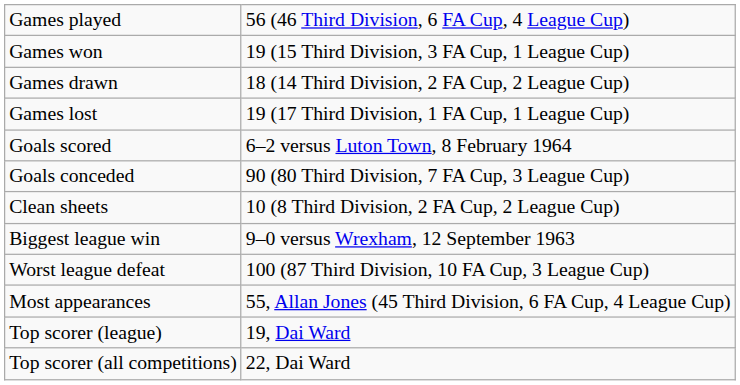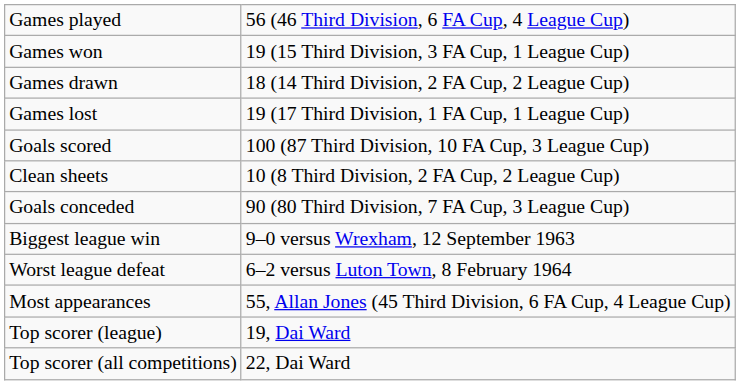(409, 144) 6–2 versus Luton Town, 8 February 1964 -> (447, 144) 100 (87 Third Division, 10 FA Cup, 3 League Cup)
rows swapped: (72, 176) <-> (59, 207)
(447, 269) 100 (87 Third Division, 10 FA Cup, 3 League Cup) -> (409, 269) 6–2 versus Luton Town, 8 February 1964
